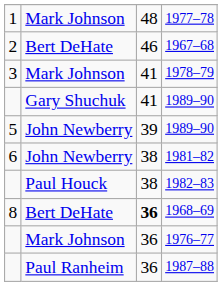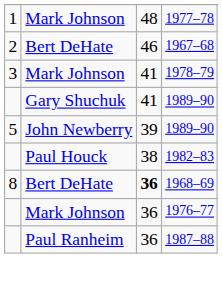- row: (13, 156)
